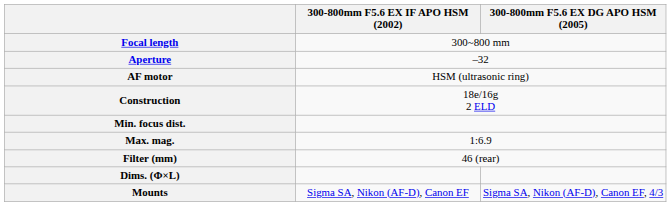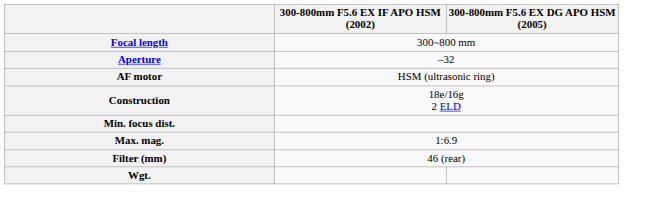- row: (150, 175)
+ row: (139, 175)
- row: (150, 192)
